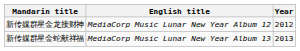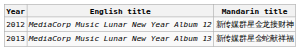columns swapped: (284, 11) <-> (45, 11)
